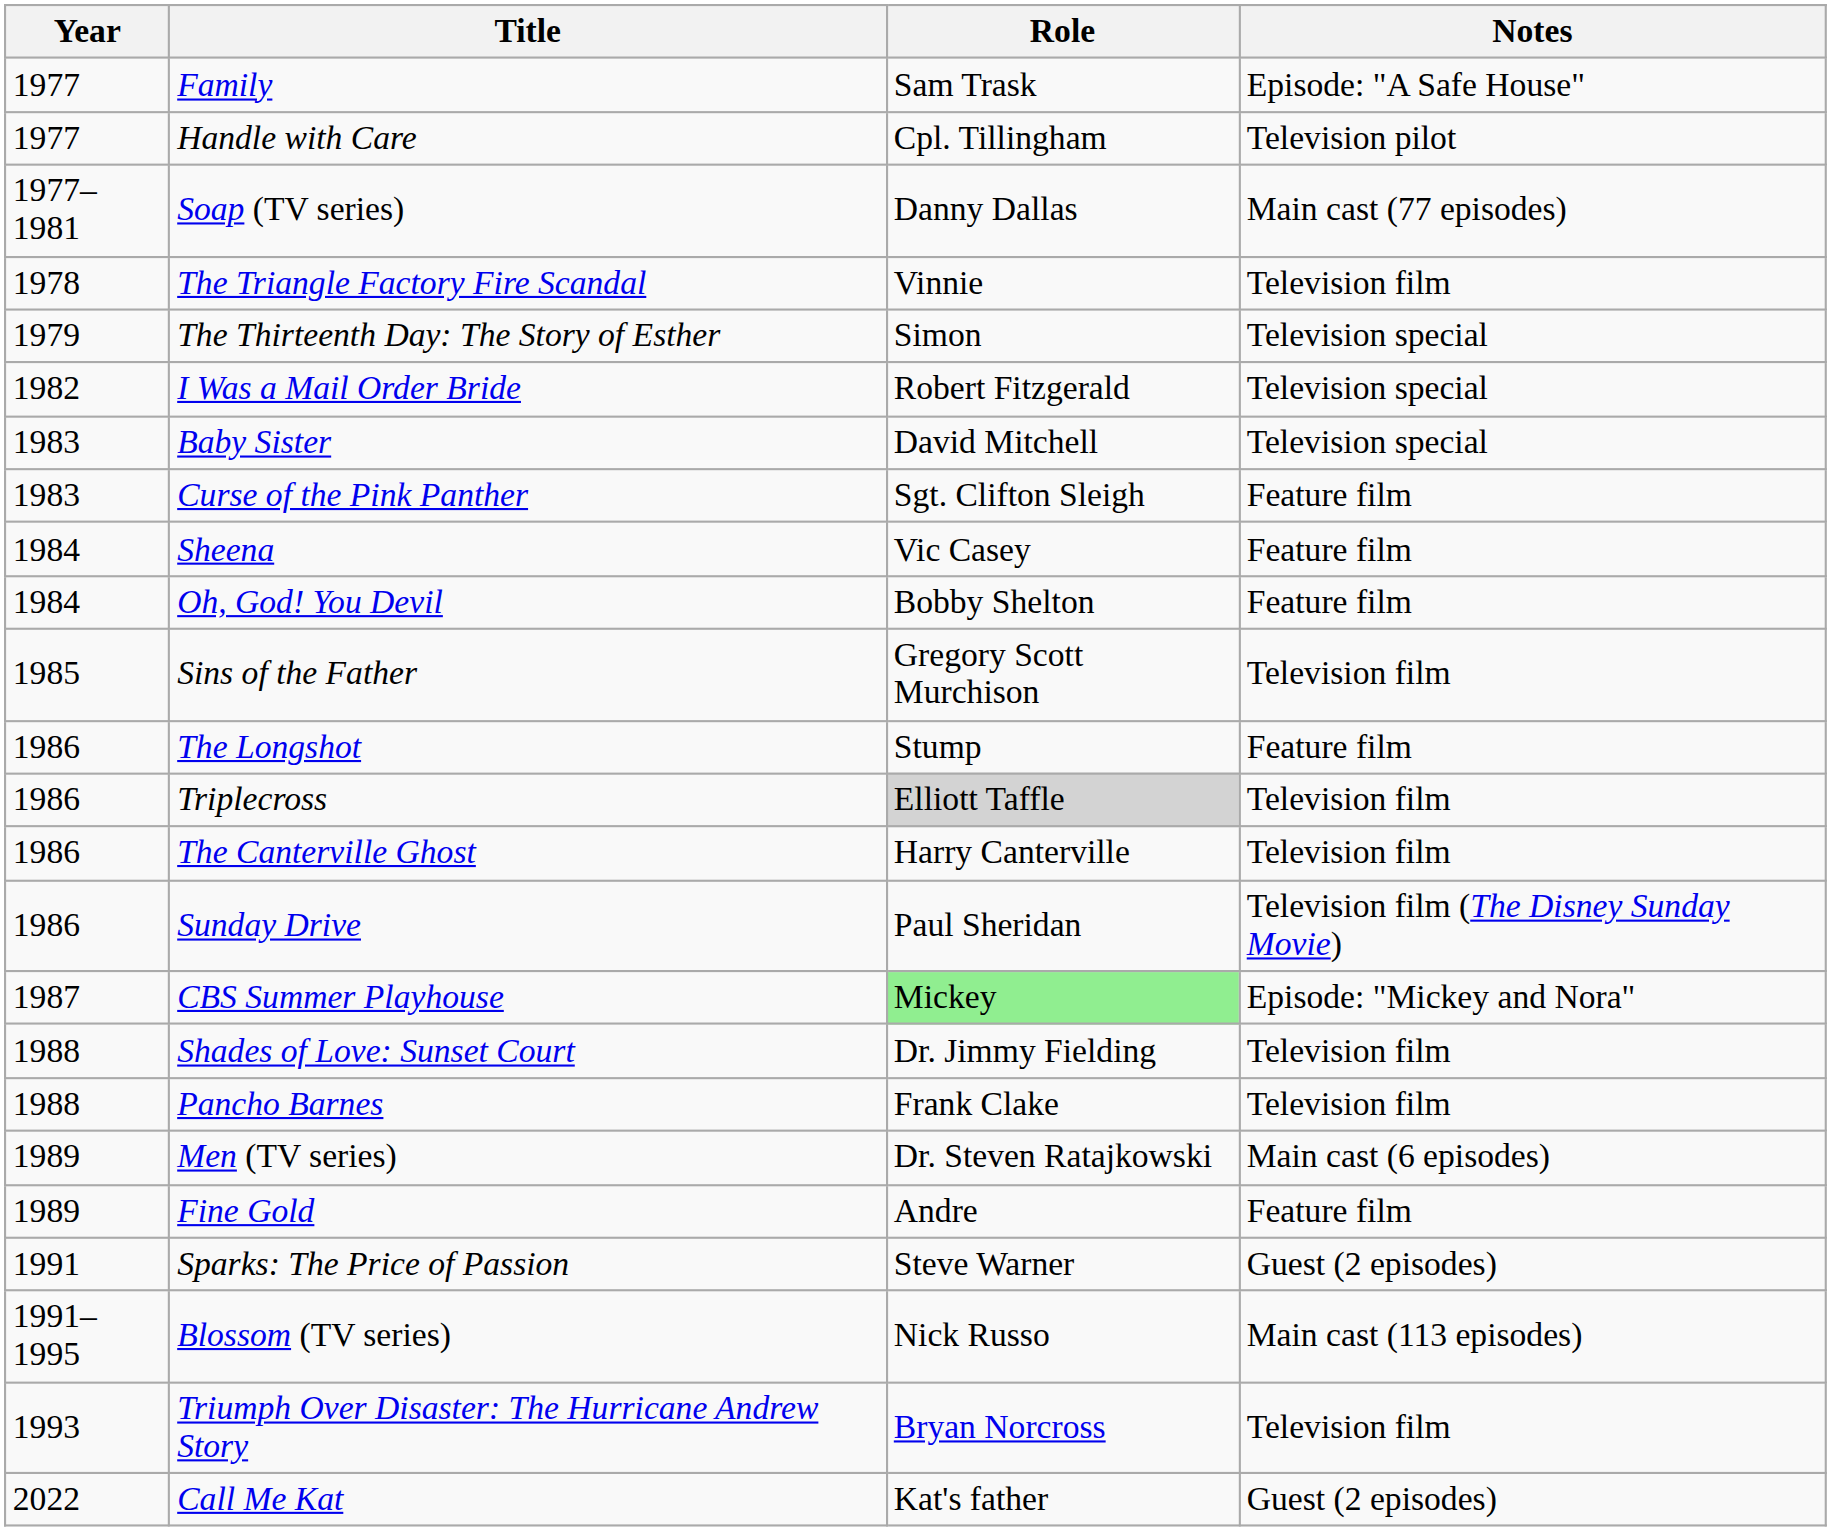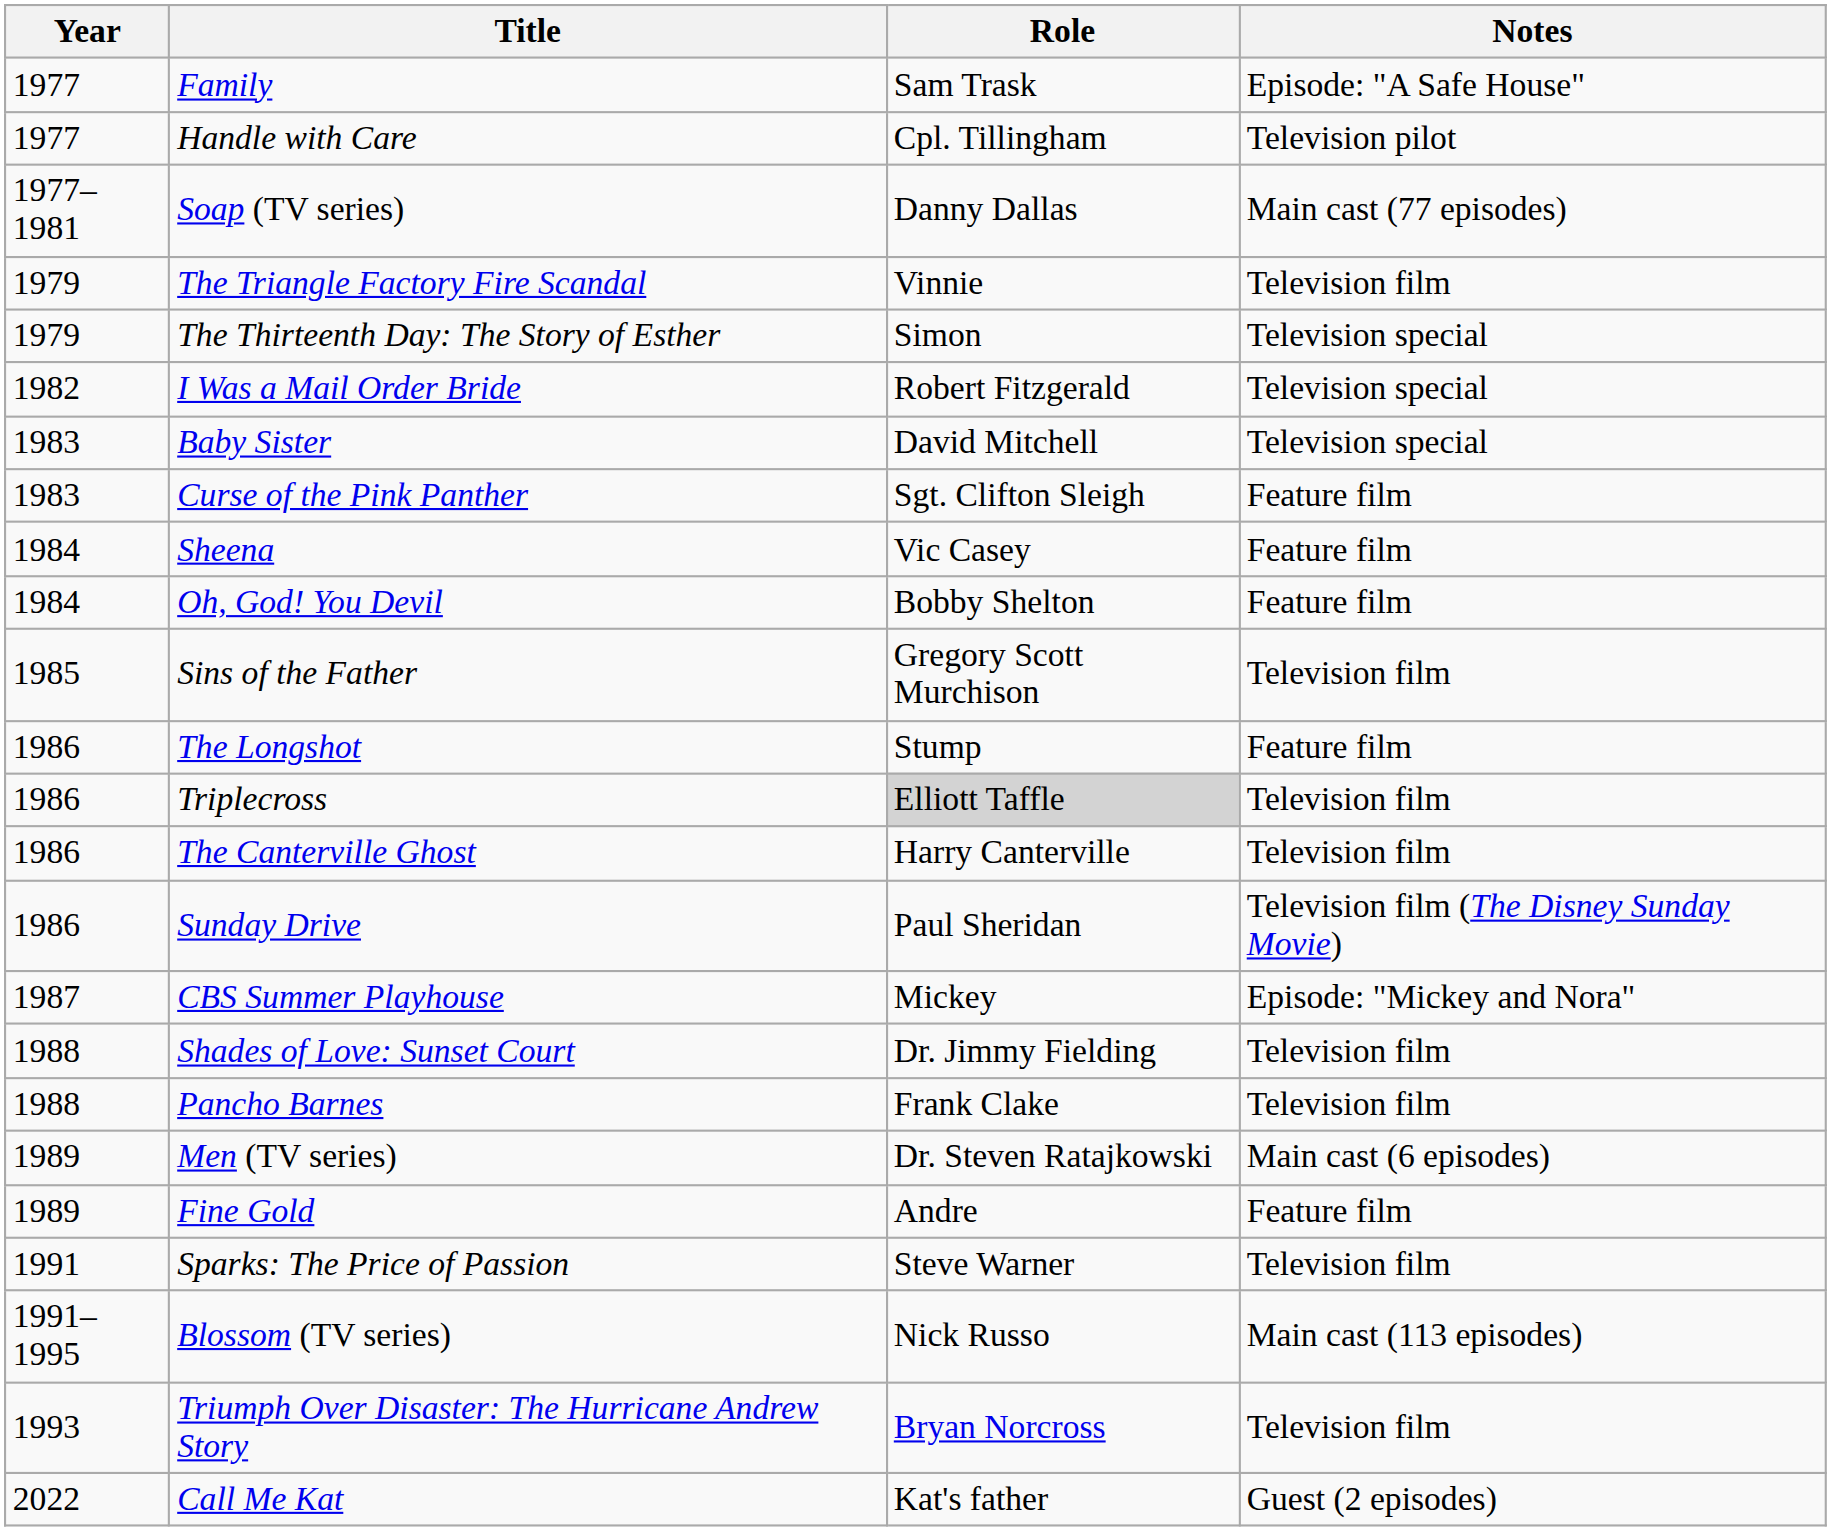(46, 282) 1978 -> (46, 282) 1979
(945, 997) lightgreen background -> (945, 997) no background
(1372, 1263) Guest (2 episodes) -> (1349, 1263) Television film
